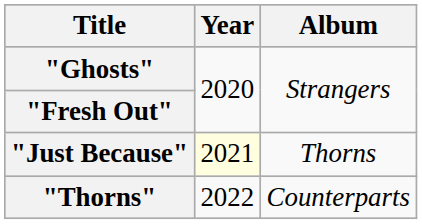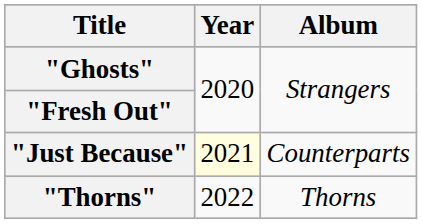(338, 153) Thorns -> (338, 153) Counterparts
(338, 196) Counterparts -> (338, 196) Thorns
